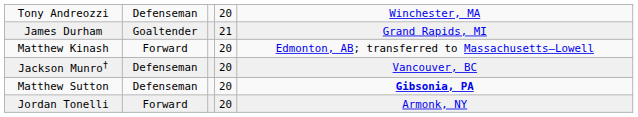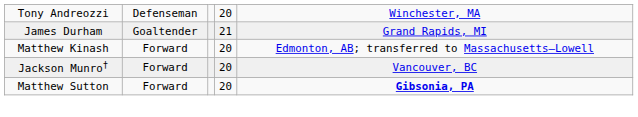(165, 67) Defenseman -> (165, 67) Forward
(165, 86) Defenseman -> (165, 86) Forward
- row: (63, 104)
